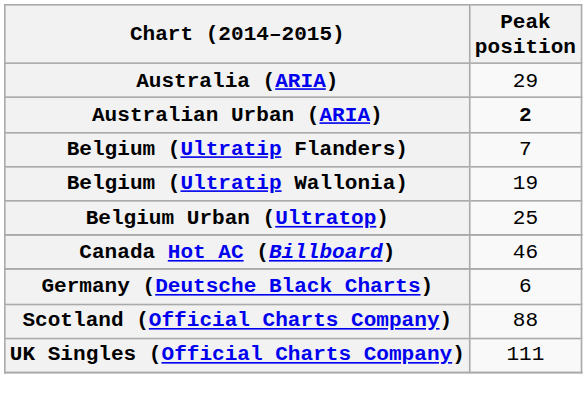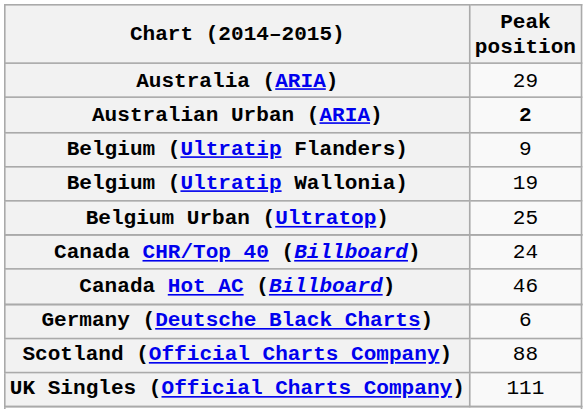(525, 149) 7 -> (525, 149) 9
+ row: (237, 252)
